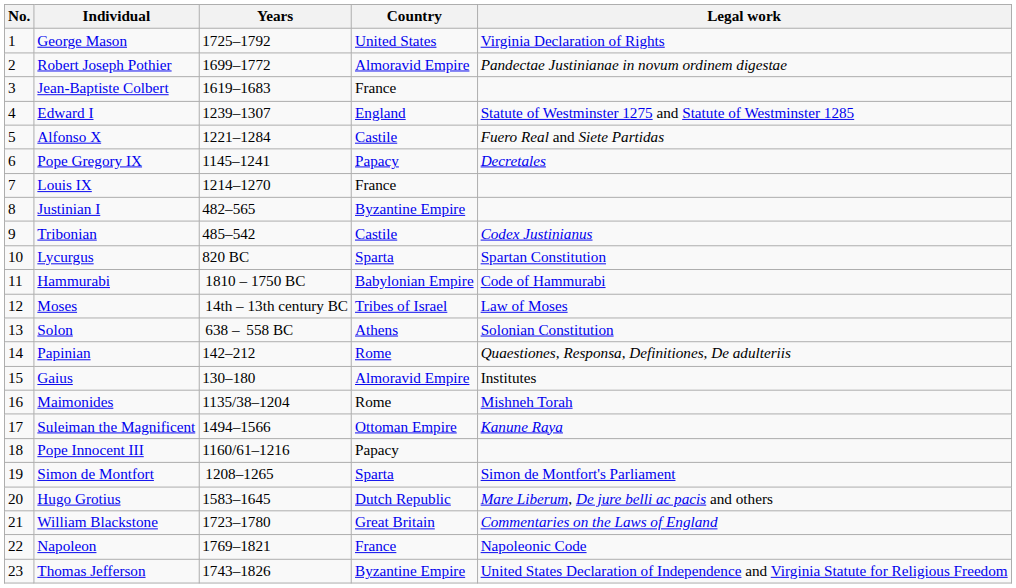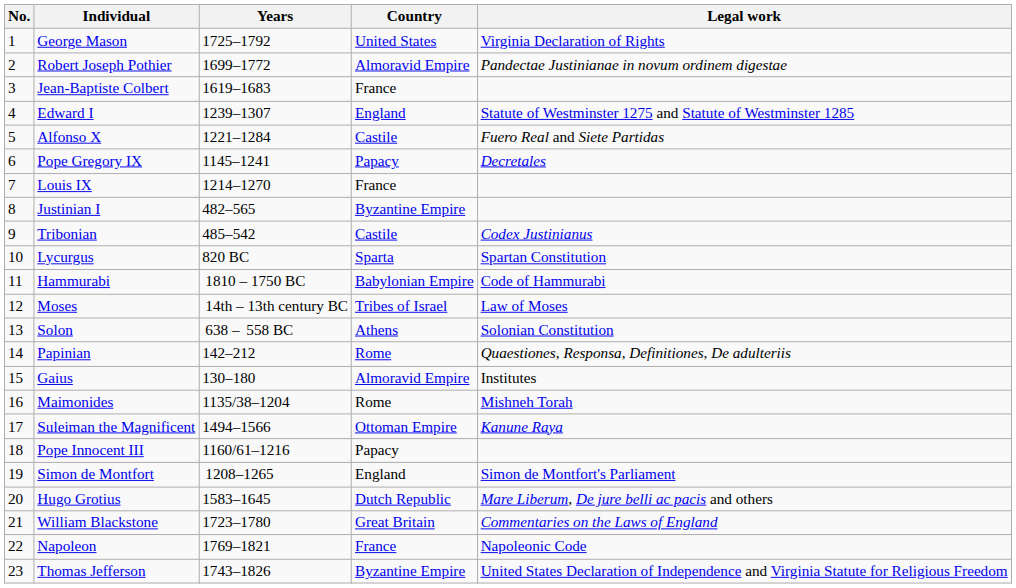(374, 474) Sparta -> (380, 474) England
